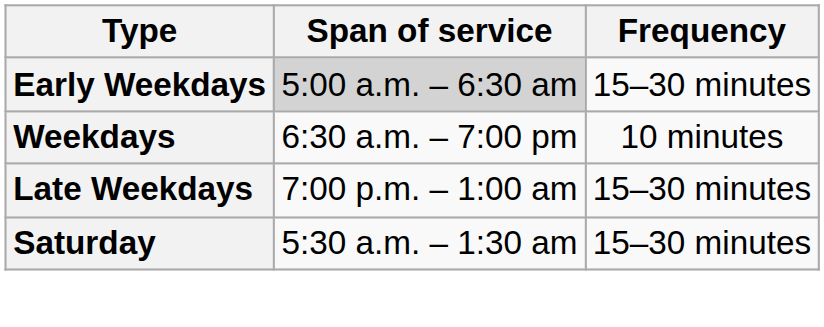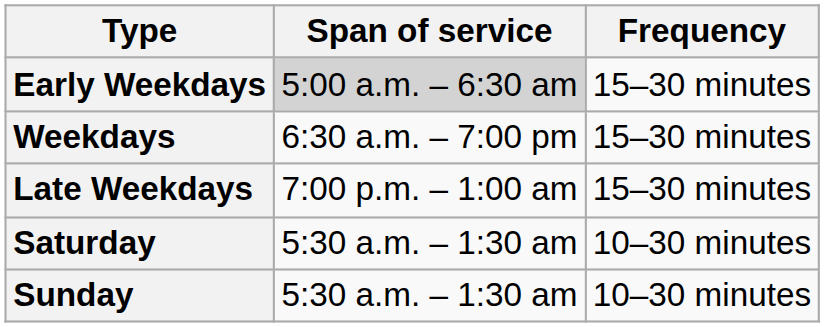(702, 136) 10 minutes -> (702, 136) 15–30 minutes
(702, 242) 15–30 minutes -> (702, 242) 10–30 minutes
+ row: (73, 295)
